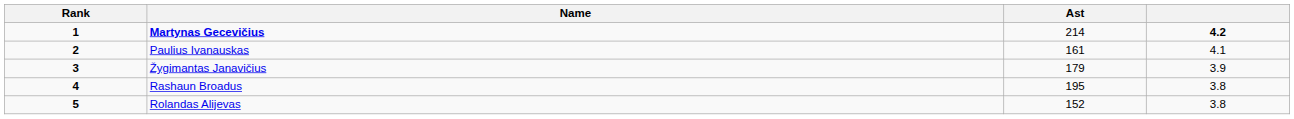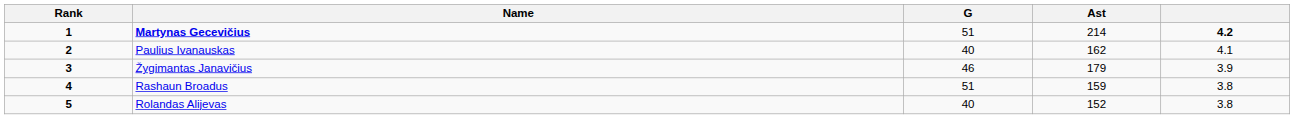+ column: (968, 13)
(1075, 50) 161 -> (1097, 50) 162
(1075, 86) 195 -> (1097, 86) 159
